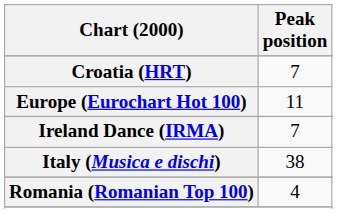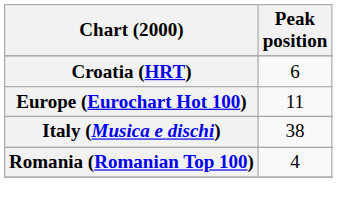(295, 71) 7 -> (295, 71) 6
- row: (131, 131)
